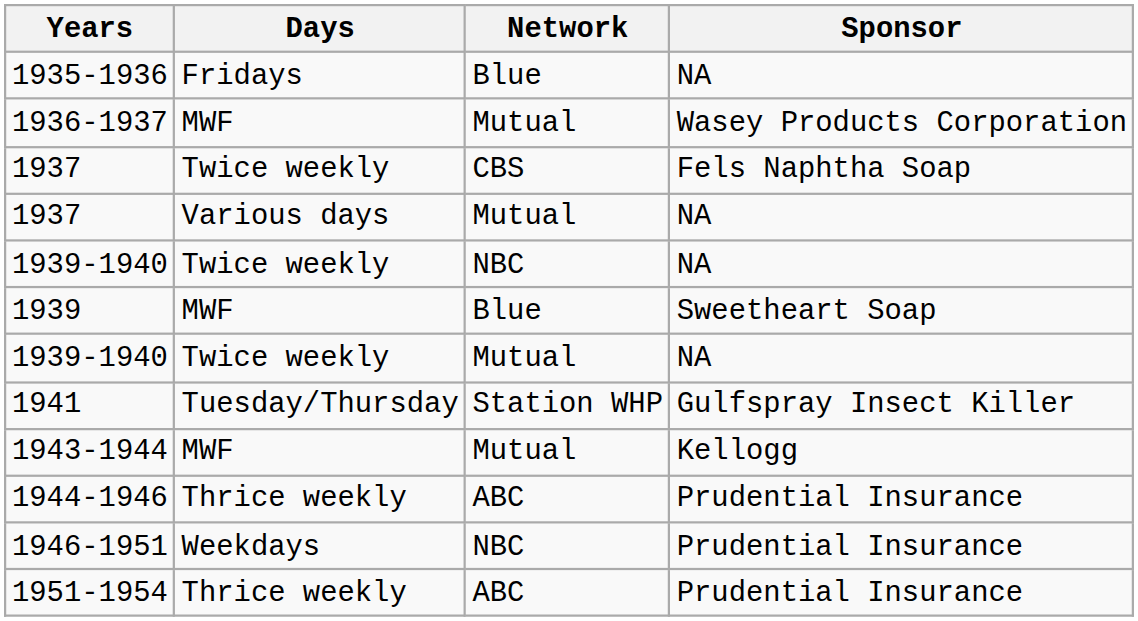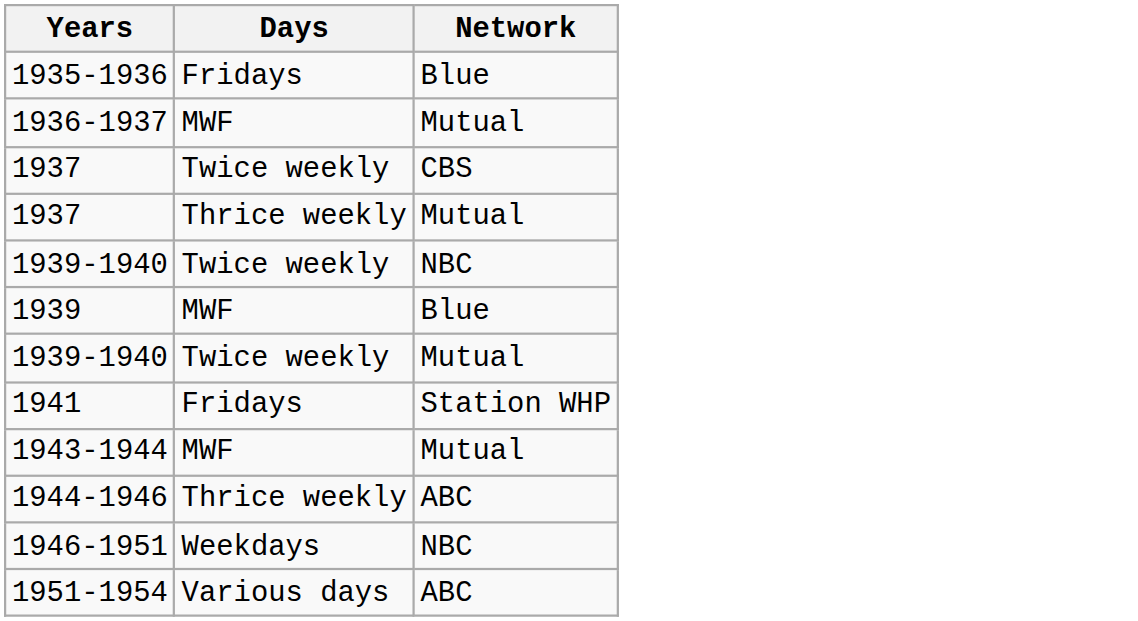- column: (902, 29)
(286, 217) Various days -> (294, 217) Thrice weekly
(320, 405) Tuesday/Thursday -> (242, 405) Fridays
(294, 593) Thrice weekly -> (286, 593) Various days
